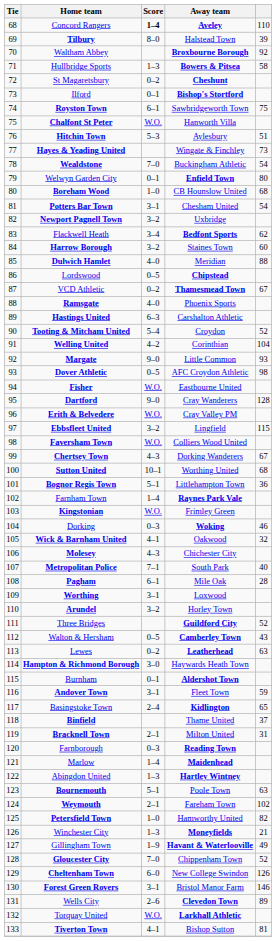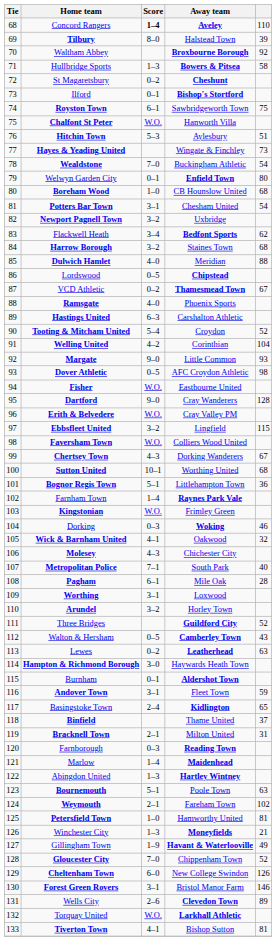(263, 247) 60 -> (263, 247) 68
(263, 817) 82 -> (263, 817) 81
